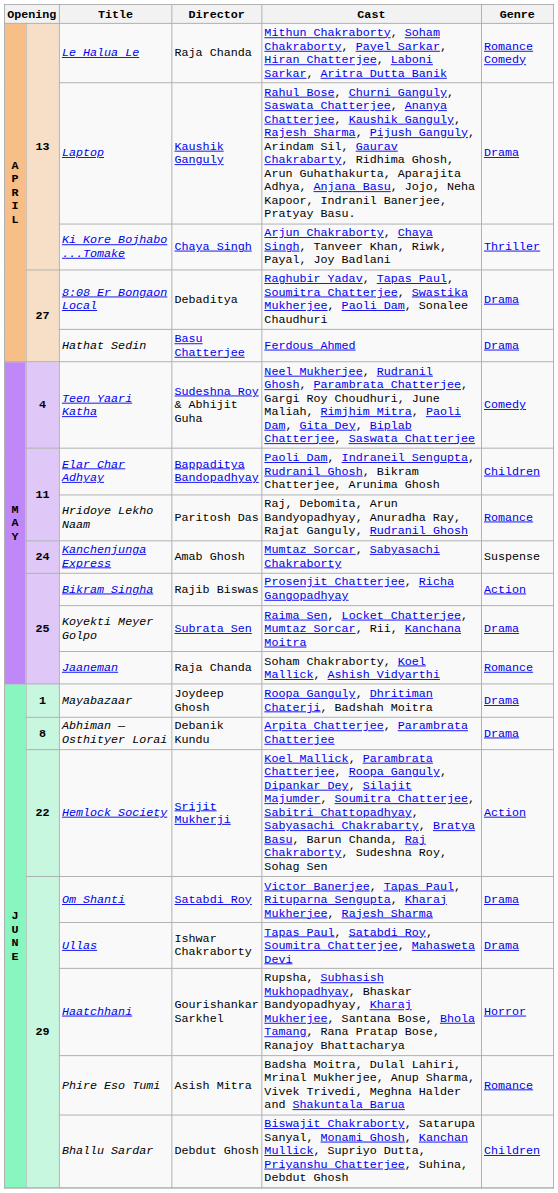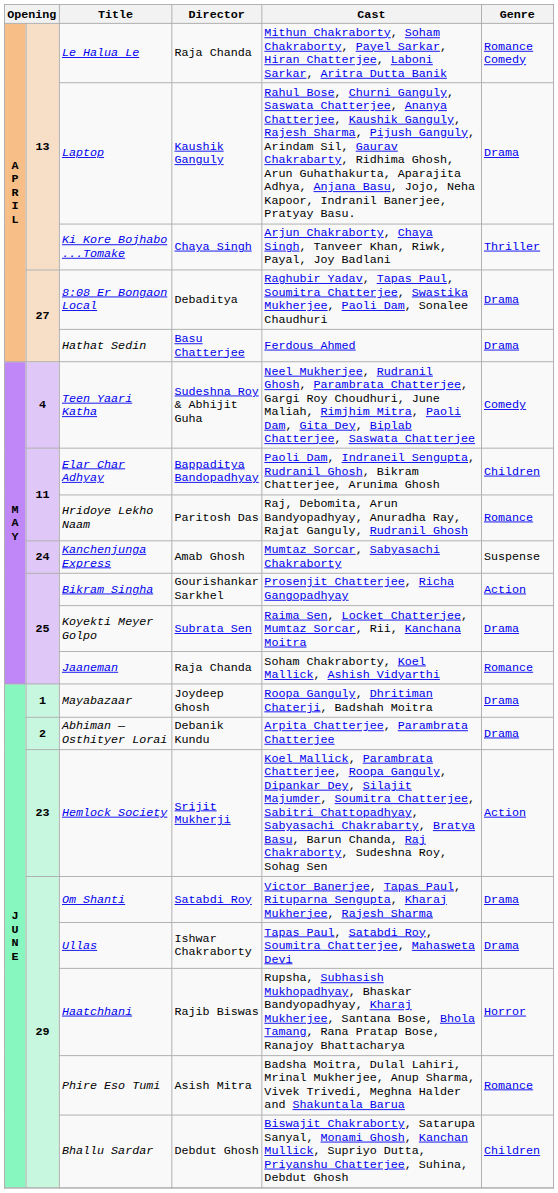(217, 589) Rajib Biswas -> (217, 589) Gourishankar Sarkhel
(43, 733) 8 -> (43, 733) 2
(42, 813) 22 -> (42, 813) 23
(217, 1012) Gourishankar Sarkhel -> (217, 1012) Rajib Biswas
